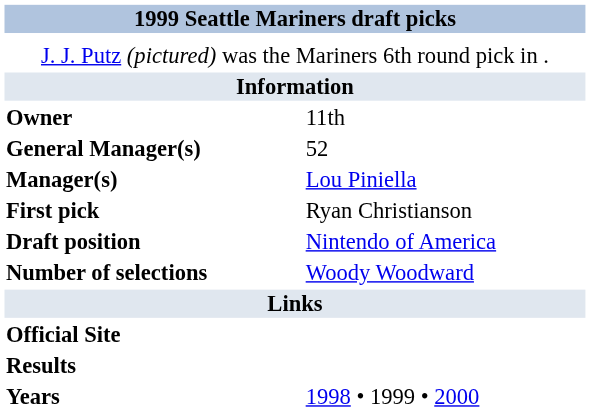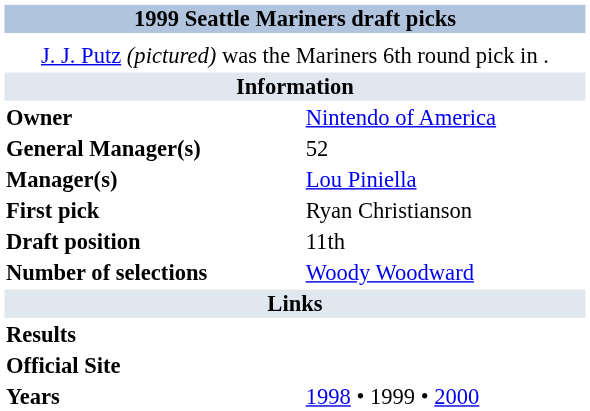(325, 117) 11th -> (401, 117) Nintendo of America
(401, 241) Nintendo of America -> (325, 241) 11th
rows swapped: (41, 365) <-> (63, 334)
